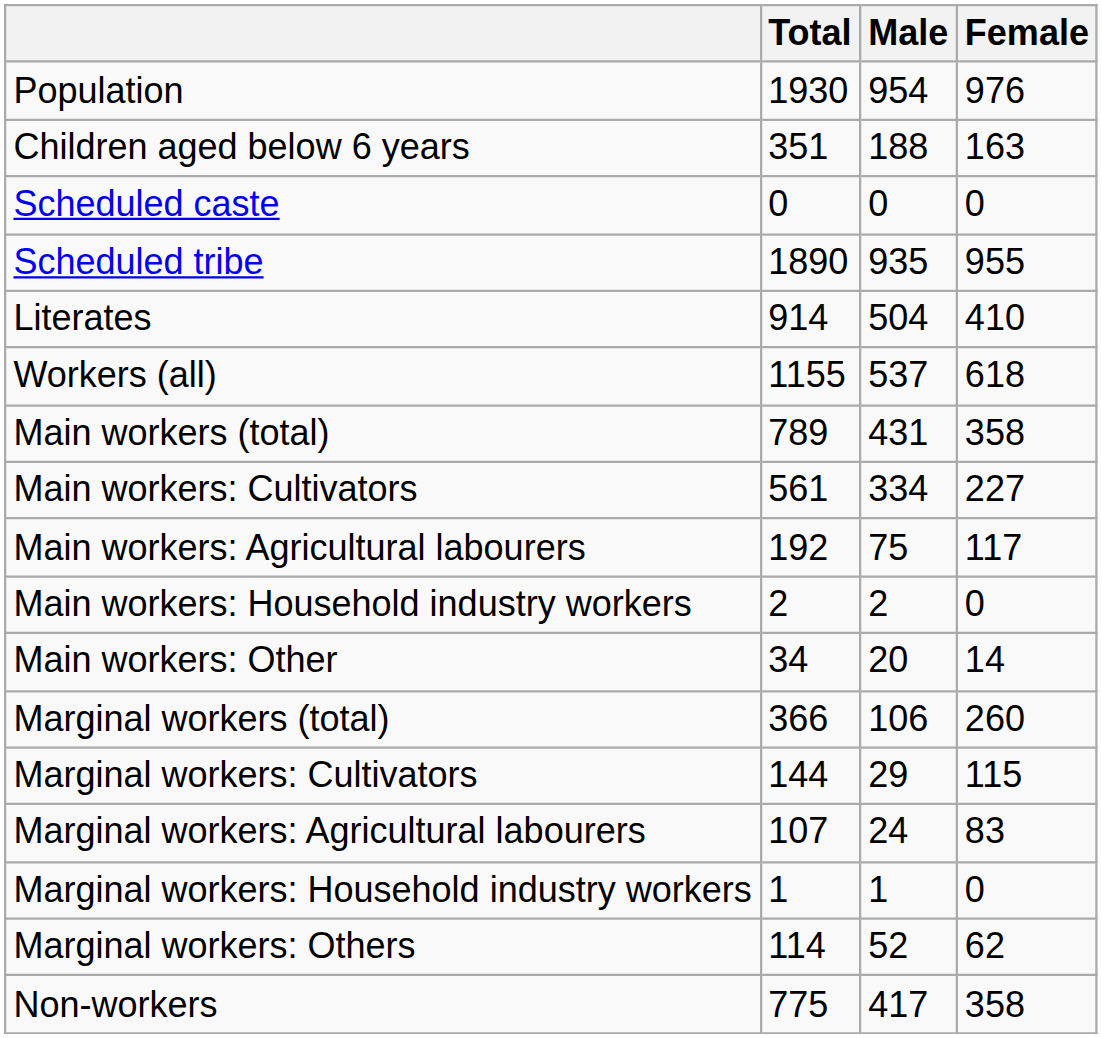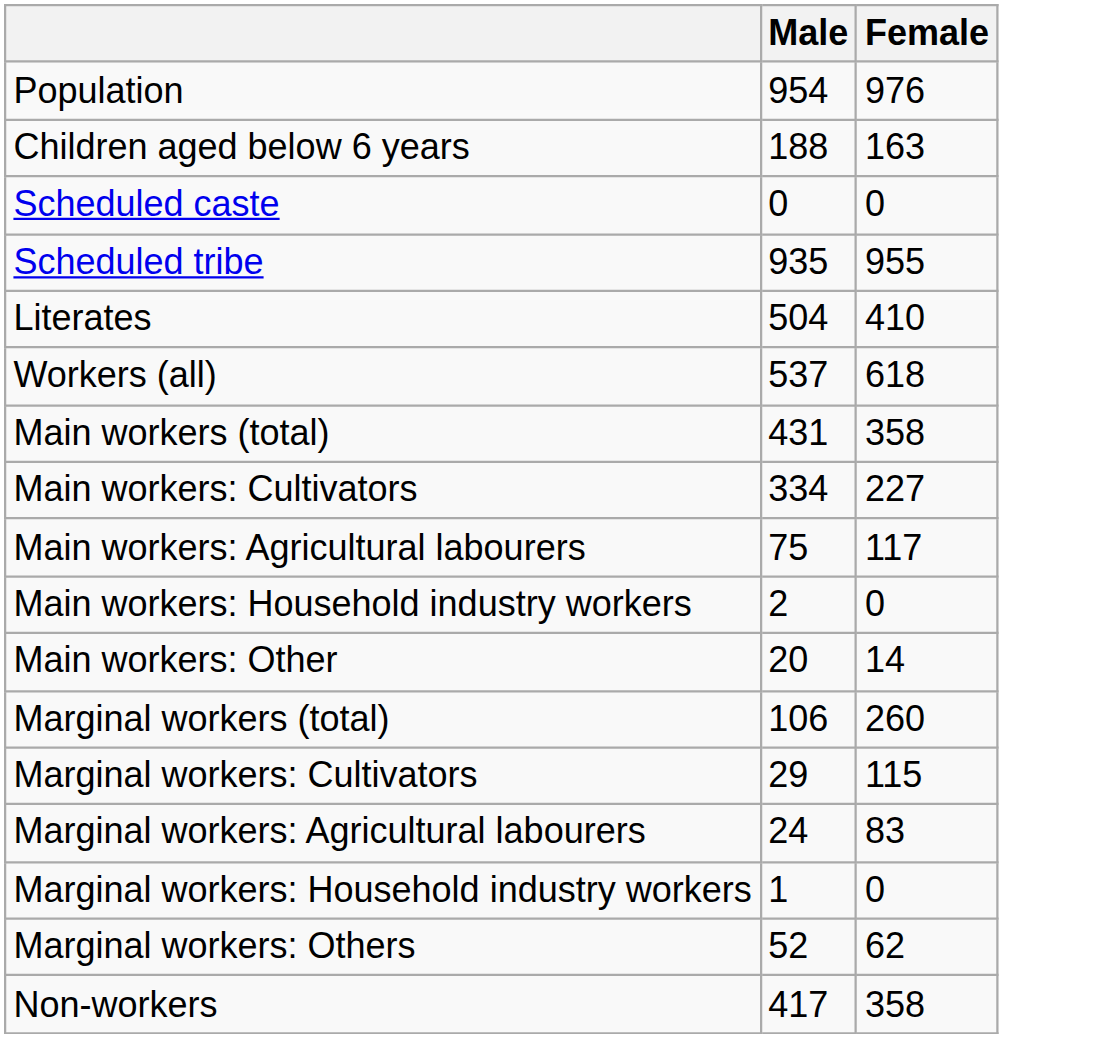- column: (810, 33)
